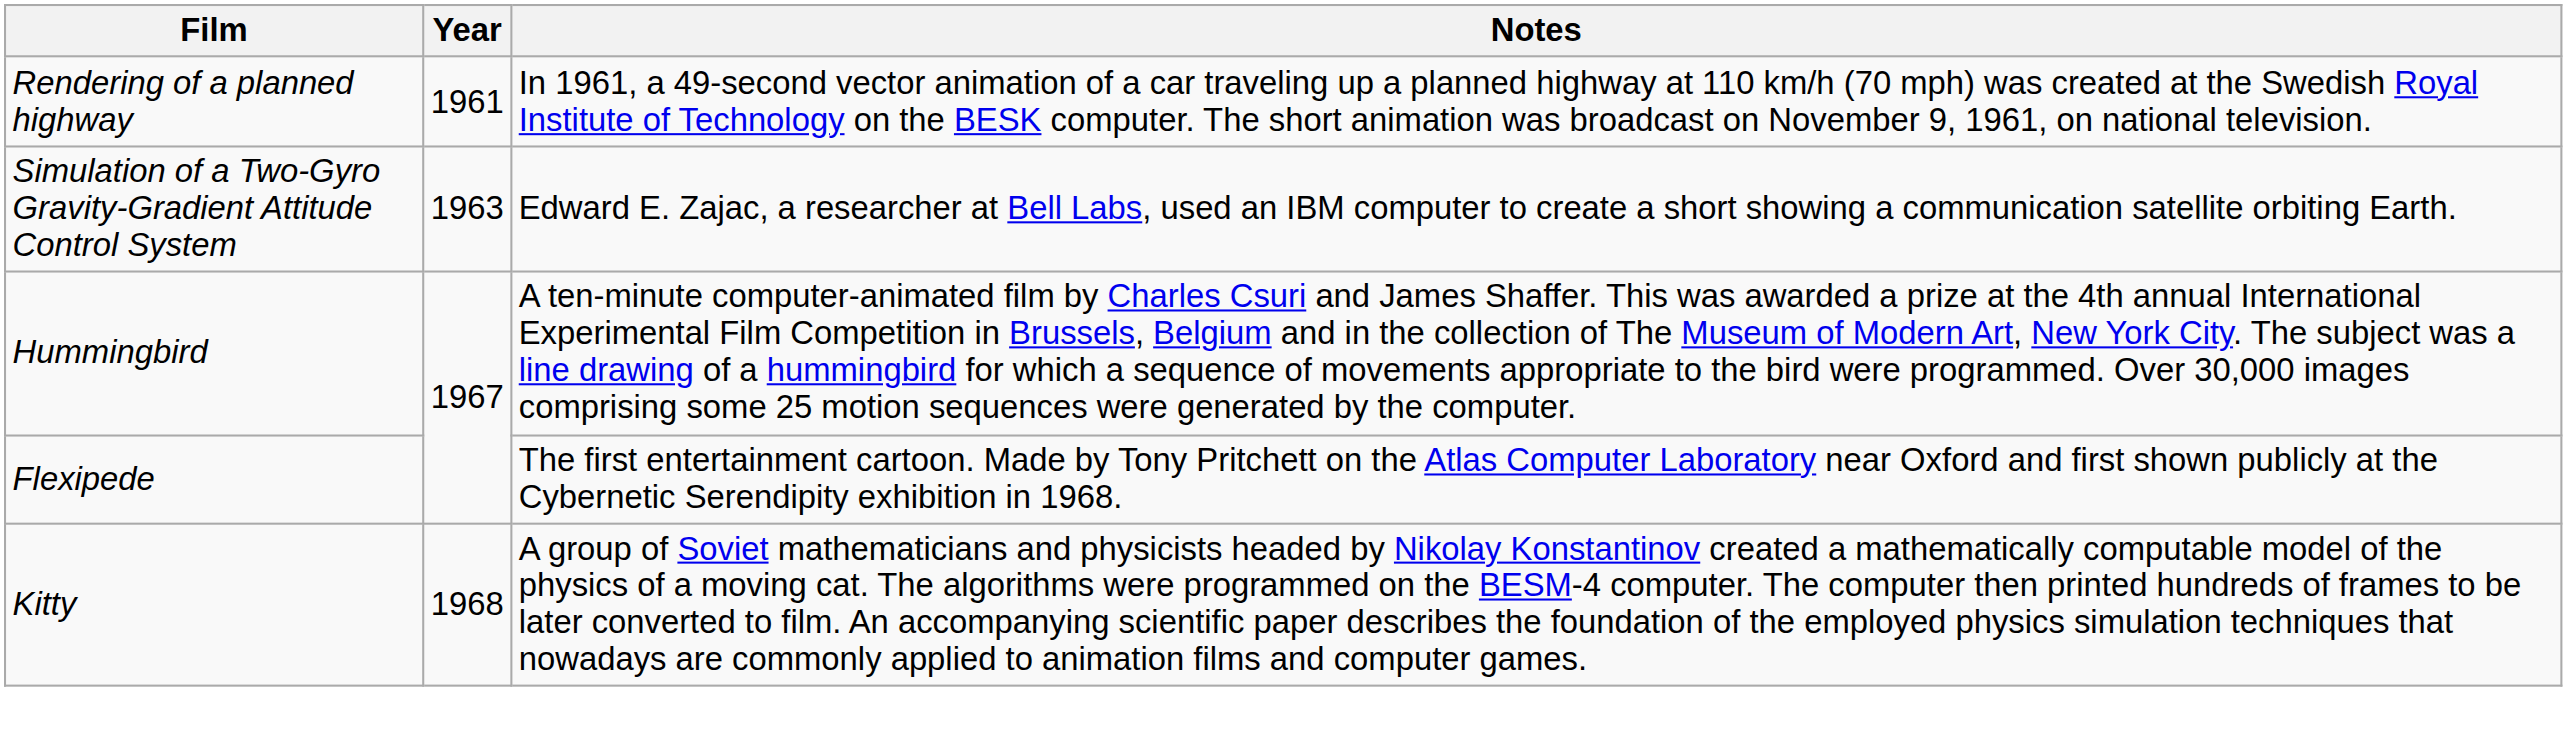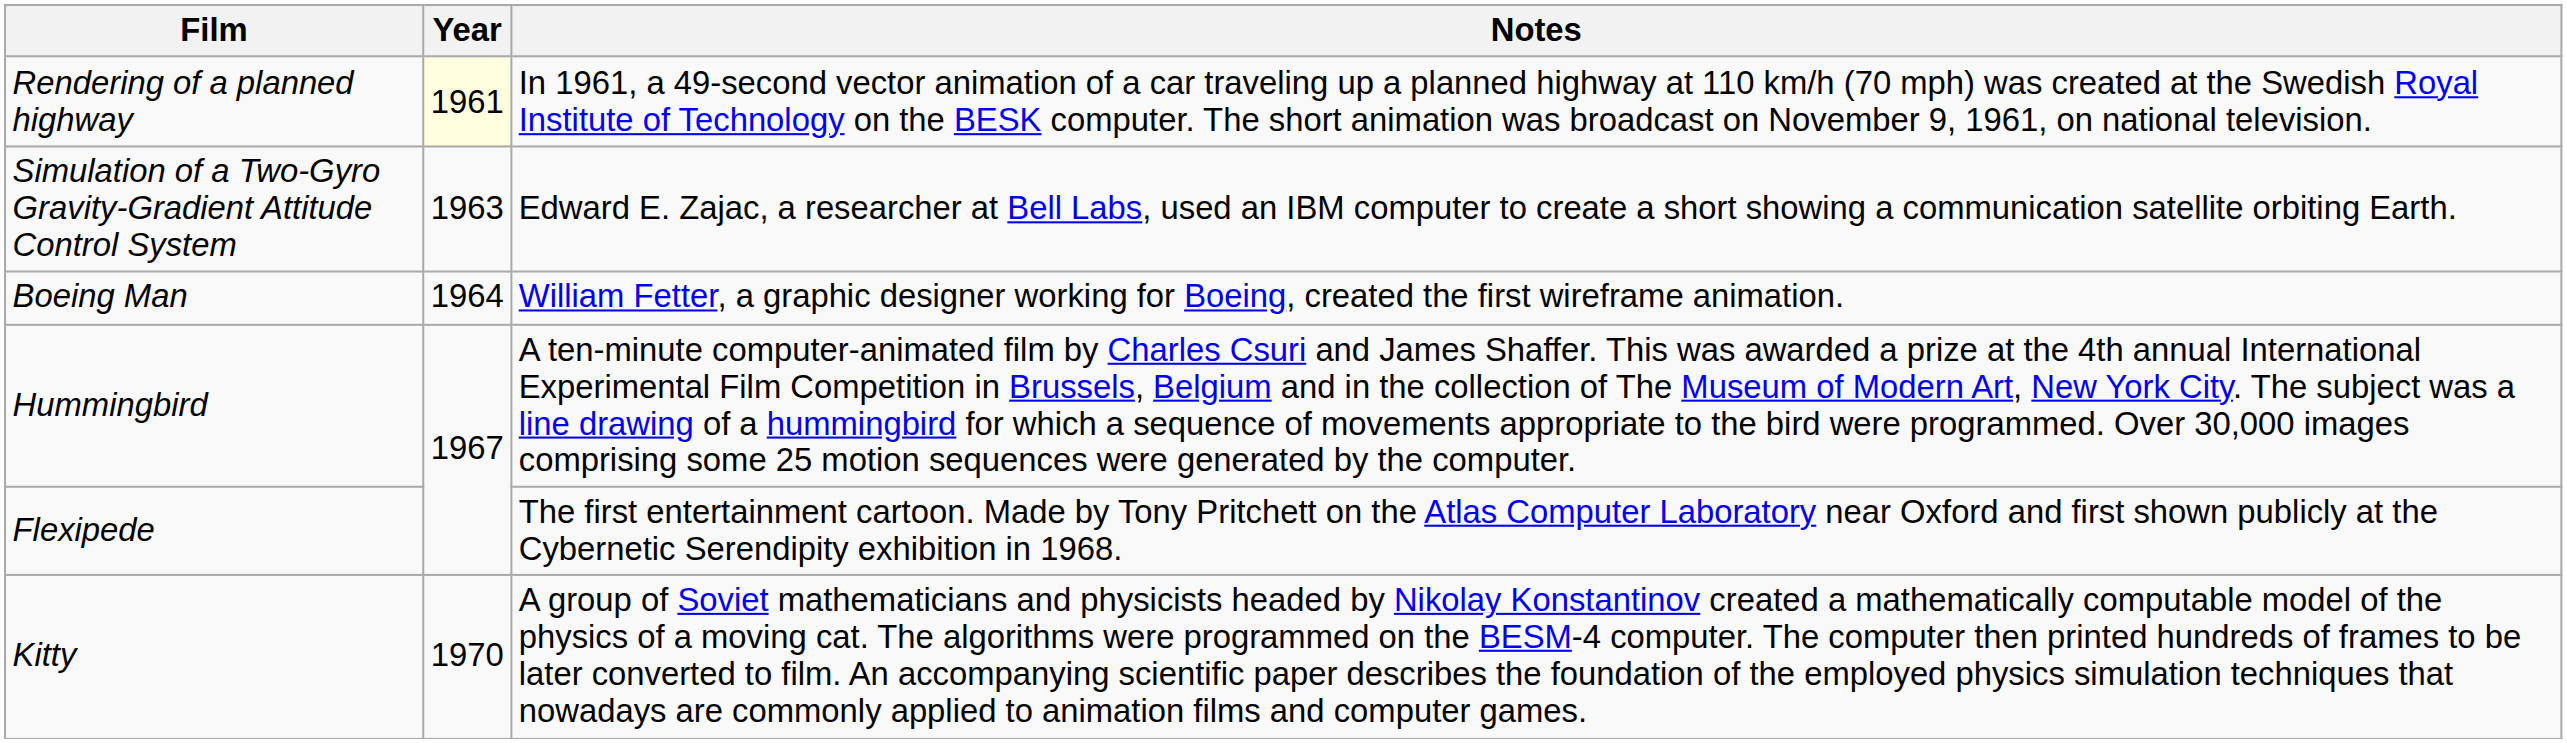(467, 100) no background -> (467, 100) lightyellow background
+ row: (100, 297)
(467, 604) 1968 -> (467, 656) 1970
